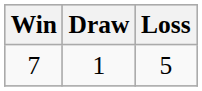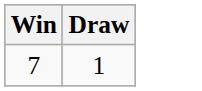- column: (166, 24)
